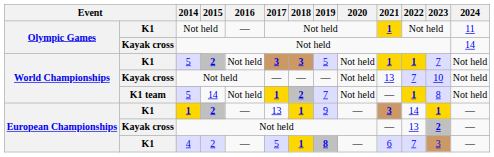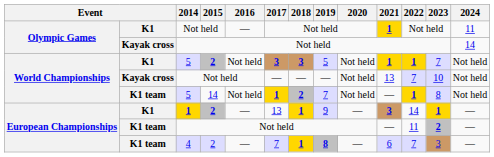(148, 127) Kayak cross -> (148, 127) K1 team
(414, 127) 13 -> (414, 127) 11
(148, 144) K1 -> (148, 144) K1 team
(277, 144) 5 -> (277, 144) 7
